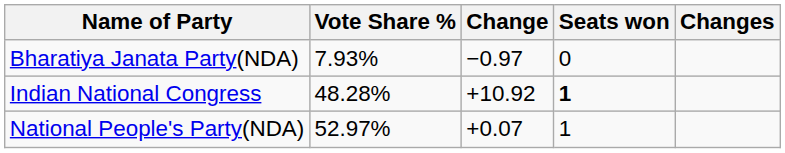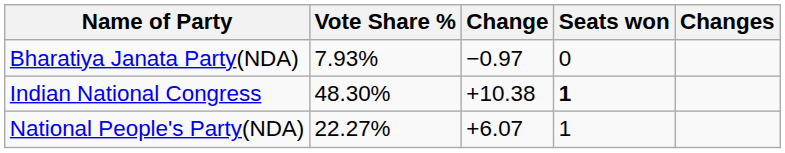(353, 93) 48.28% -> (353, 93) 48.30%
(501, 93) +10.92 -> (501, 93) +10.38
(353, 128) 52.97% -> (353, 128) 22.27%
(495, 128) +0.07 -> (495, 128) +6.07
